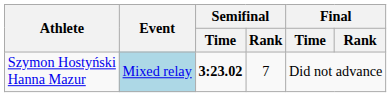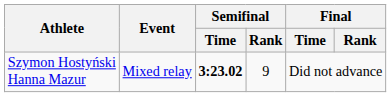(157, 72) lightblue background -> (157, 72) no background
(266, 72) 7 -> (266, 72) 9
